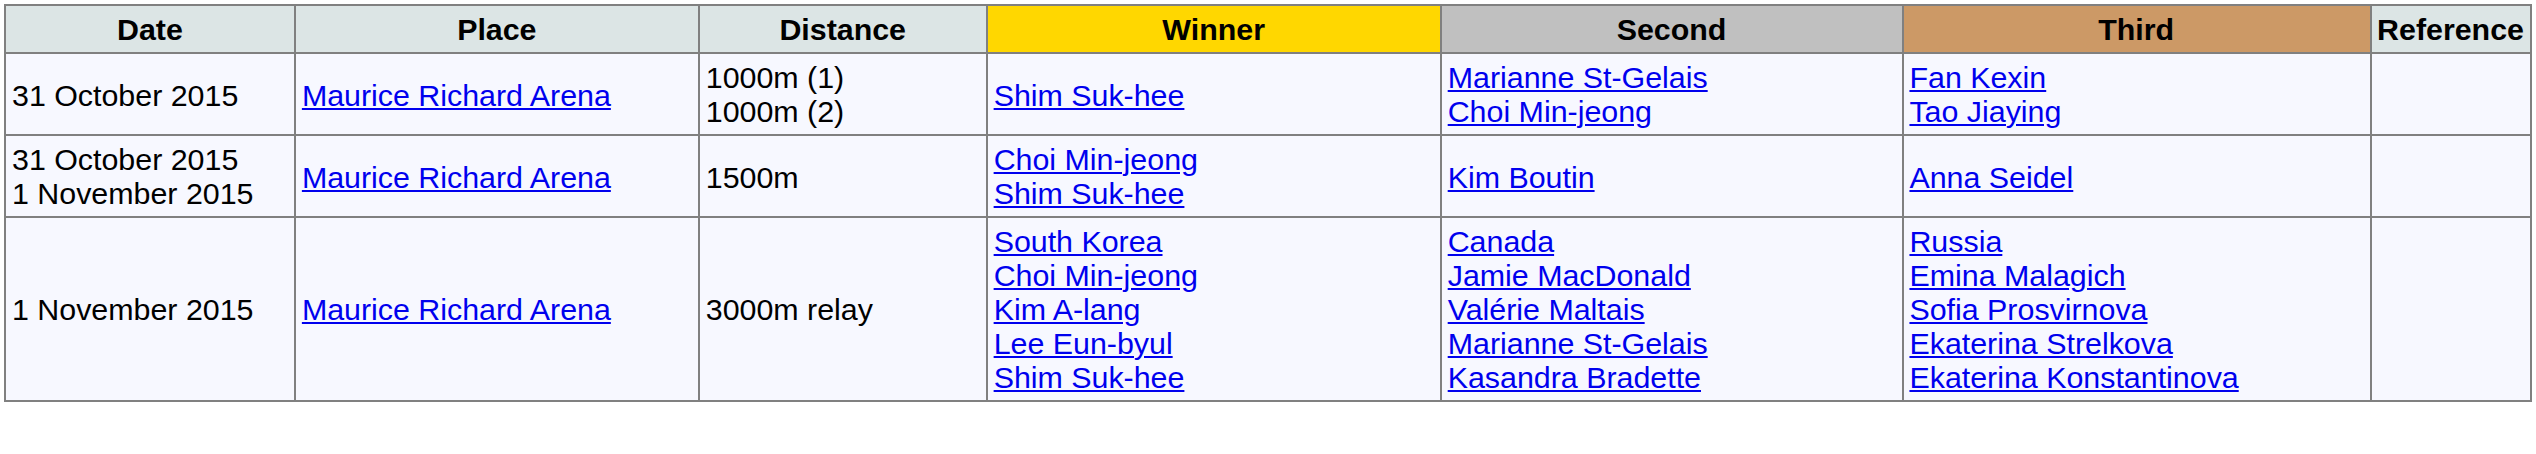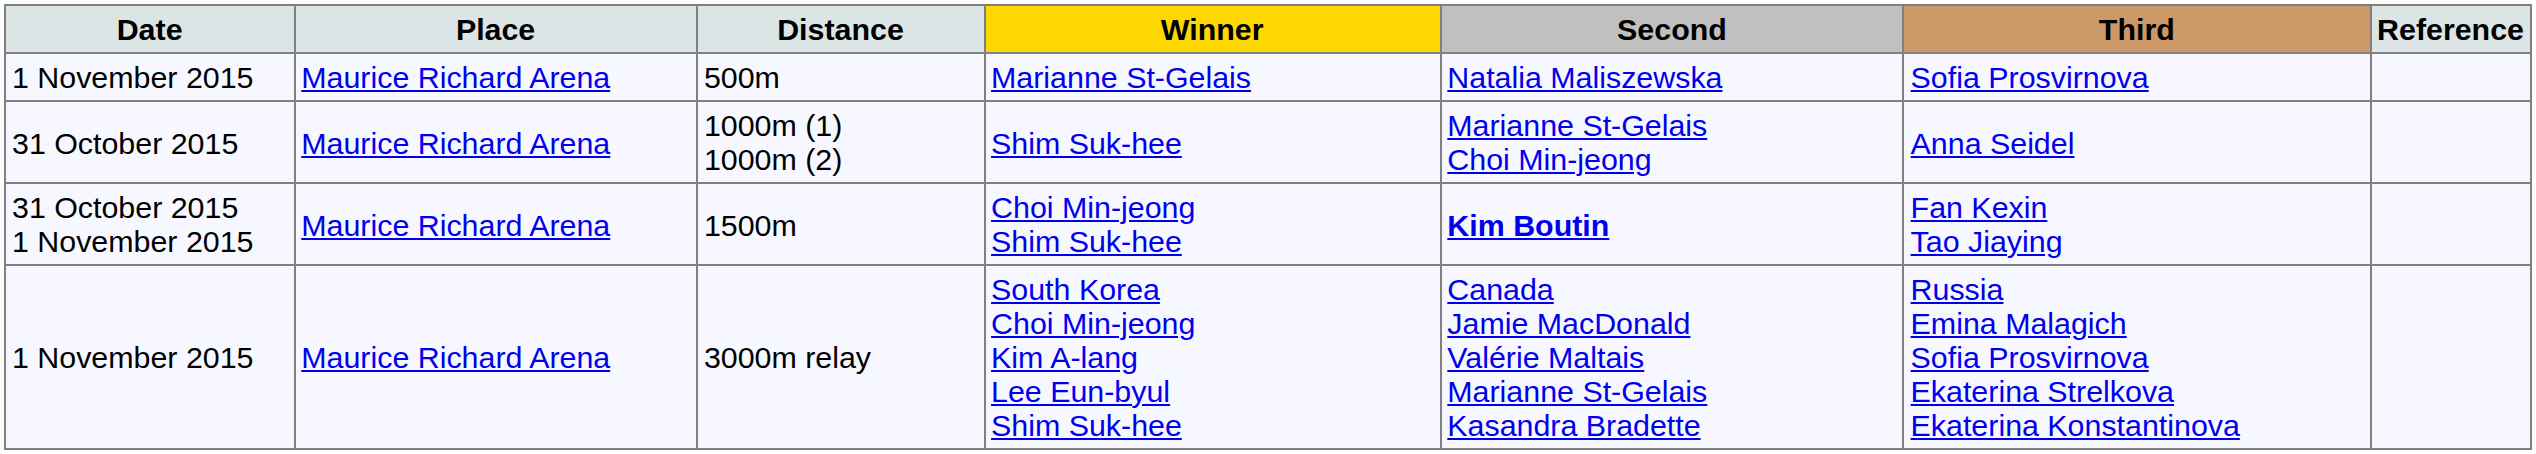+ row: (742, 77)
(1985, 94) Fan Kexin Tao Jiaying -> (1993, 142) Anna Seidel
(1521, 176) normal -> (1528, 224) bold
(1991, 176) Anna Seidel -> (1987, 224) Fan Kexin Tao Jiaying
